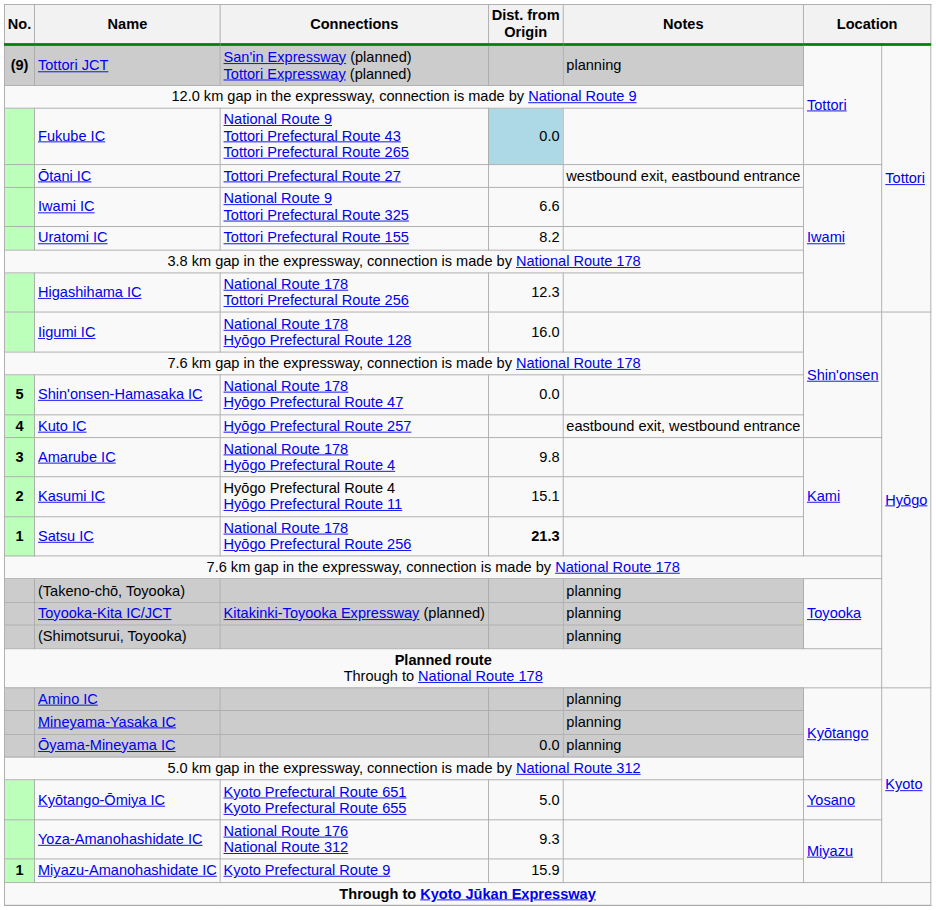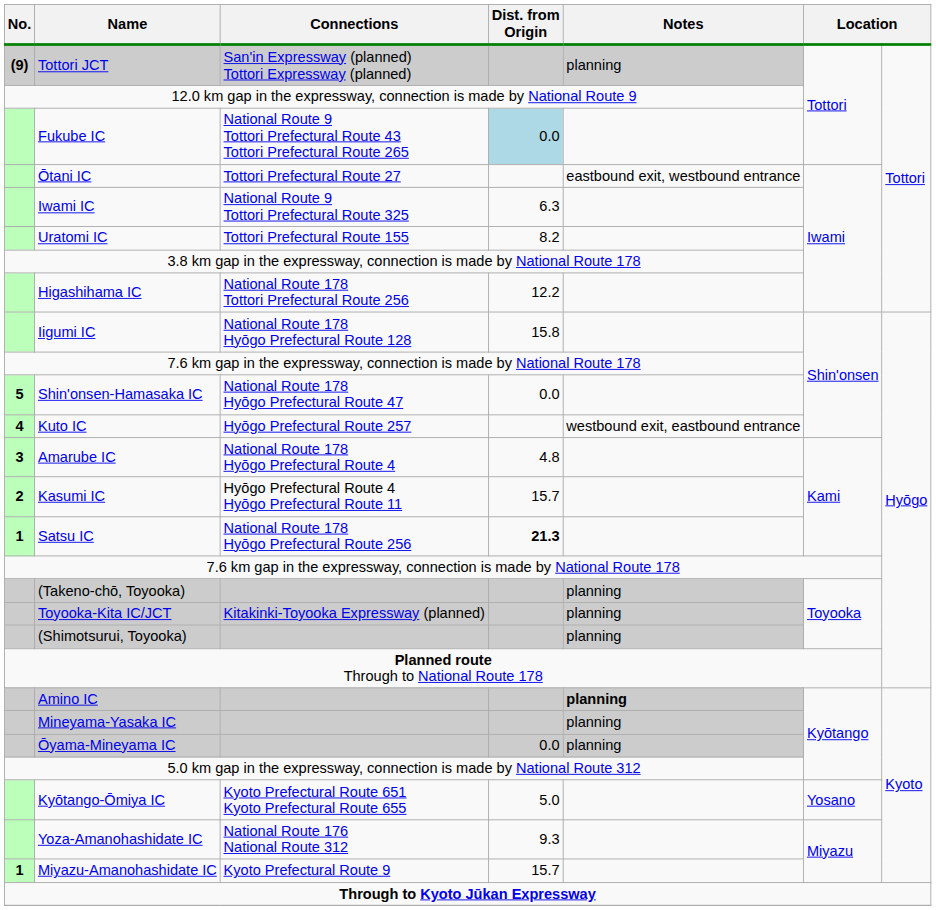(683, 175) westbound exit, eastbound entrance -> (683, 175) eastbound exit, westbound entrance
(549, 207) 6.6 -> (549, 207) 6.3
(545, 292) 12.3 -> (545, 292) 12.2
(545, 332) 16.0 -> (545, 332) 15.8
(683, 426) eastbound exit, westbound entrance -> (683, 426) westbound exit, eastbound entrance
(549, 457) 9.8 -> (549, 457) 4.8
(545, 496) 15.1 -> (545, 496) 15.7
(594, 699) normal -> (597, 699) bold
(545, 870) 15.9 -> (545, 870) 15.7
